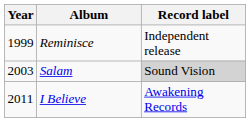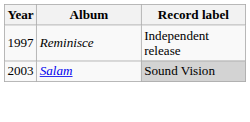(21, 43) 1999 -> (21, 43) 1997
- row: (63, 99)
